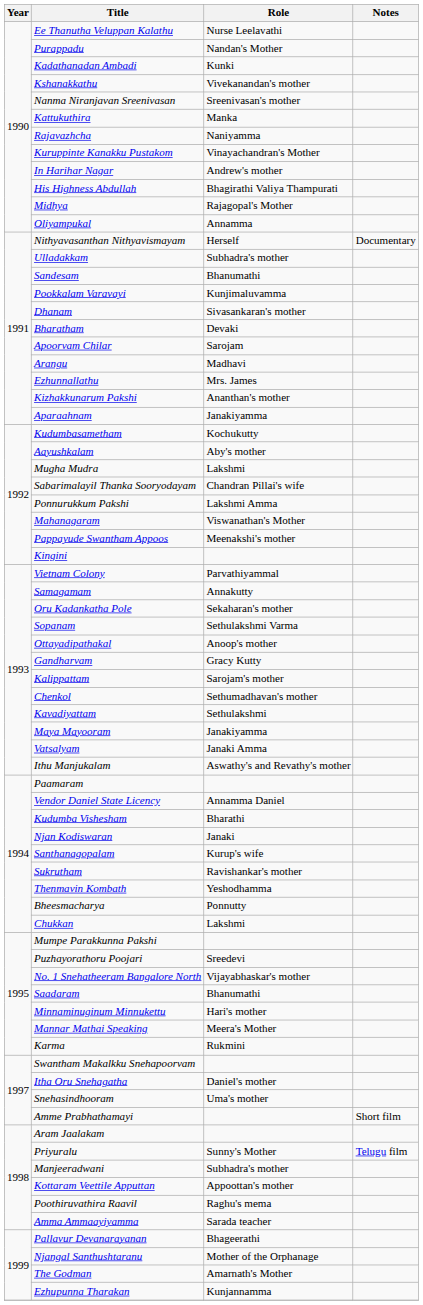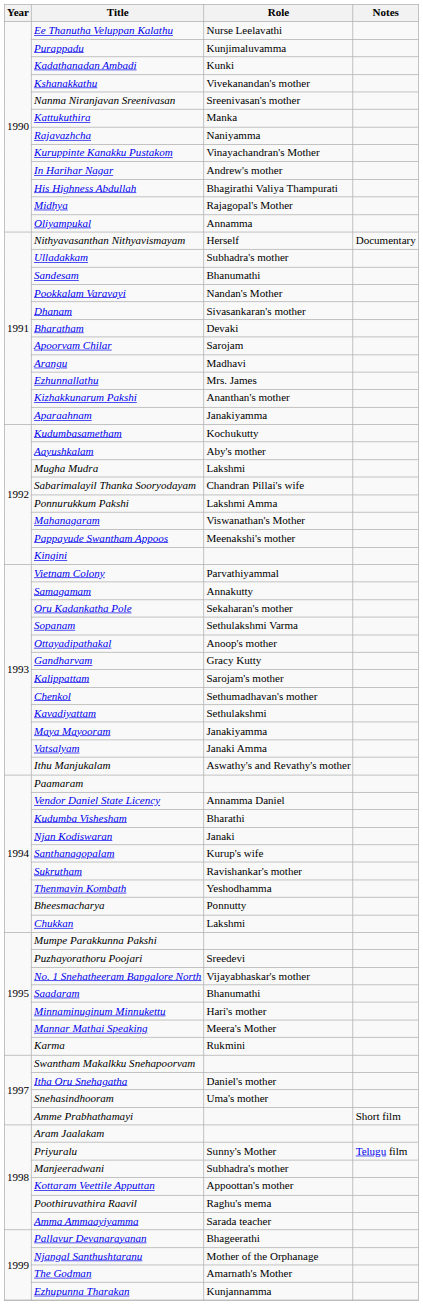(244, 48) Nandan's Mother -> (246, 48) Kunjimaluvamma
(246, 293) Kunjimaluvamma -> (244, 293) Nandan's Mother
